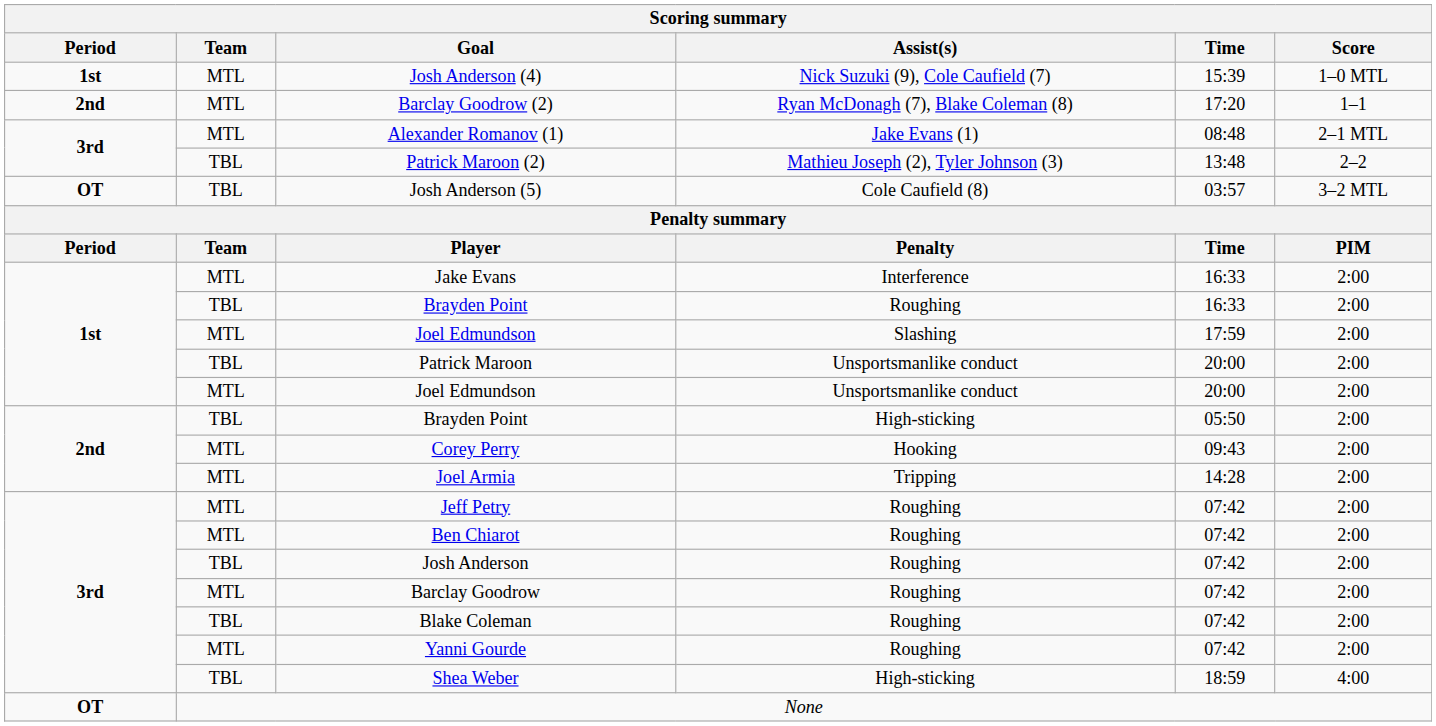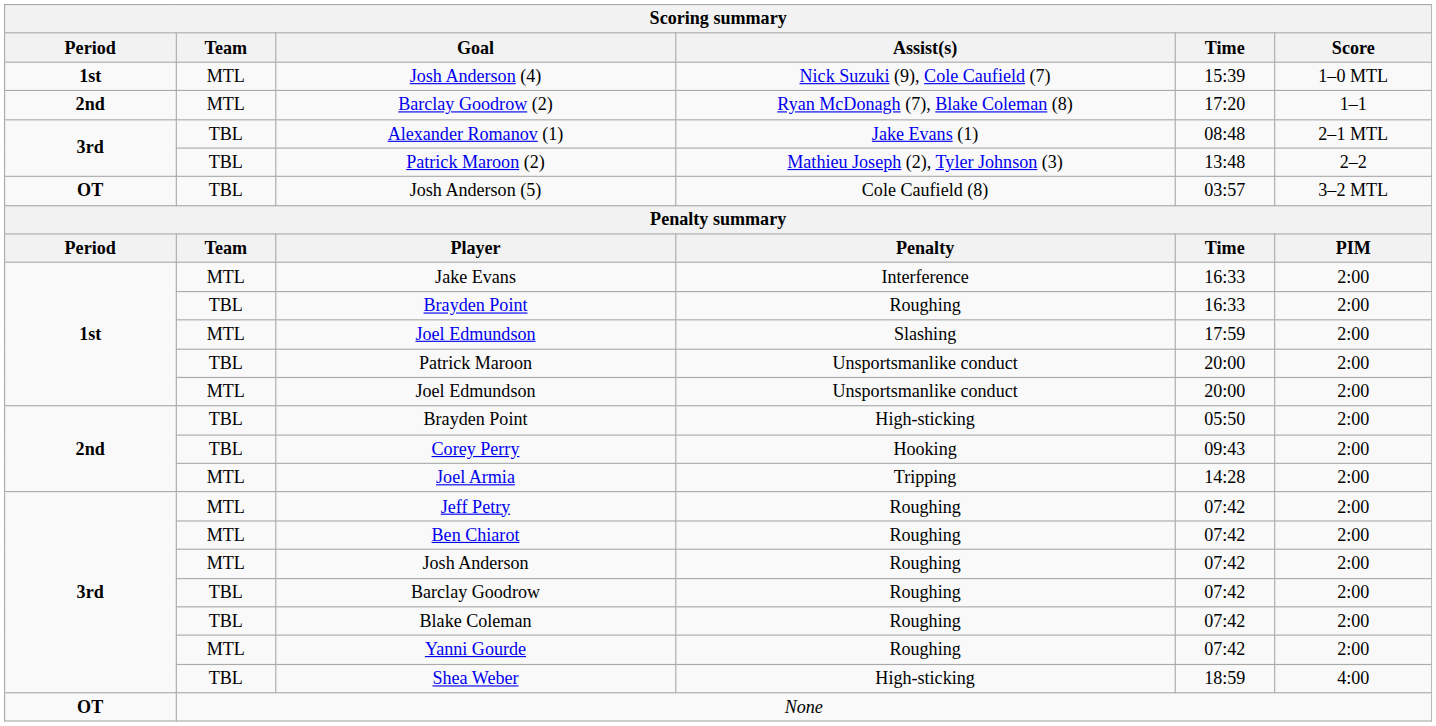(226, 133) MTL -> (226, 133) TBL
(226, 448) MTL -> (226, 448) TBL
(226, 563) TBL -> (226, 563) MTL
(226, 592) MTL -> (226, 592) TBL
